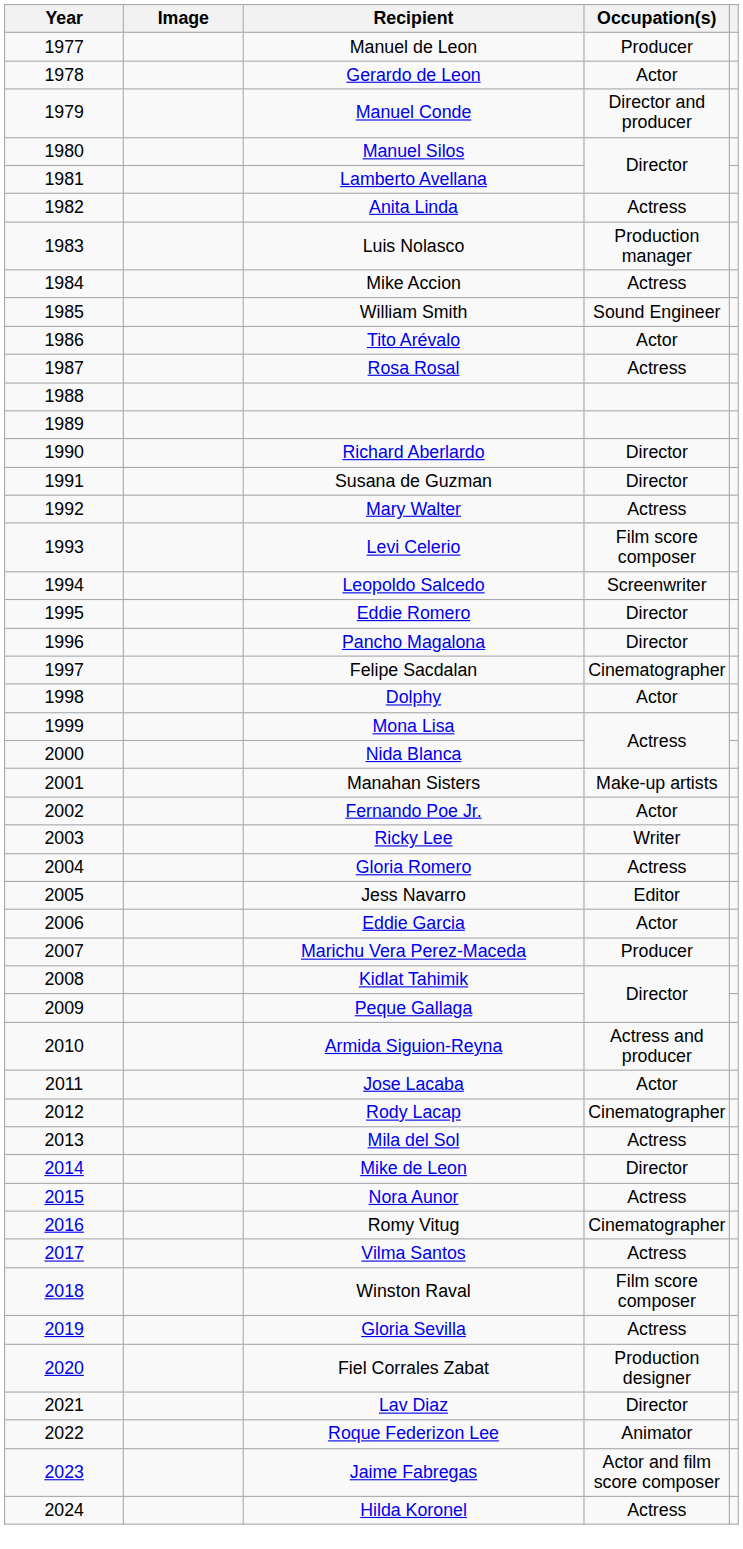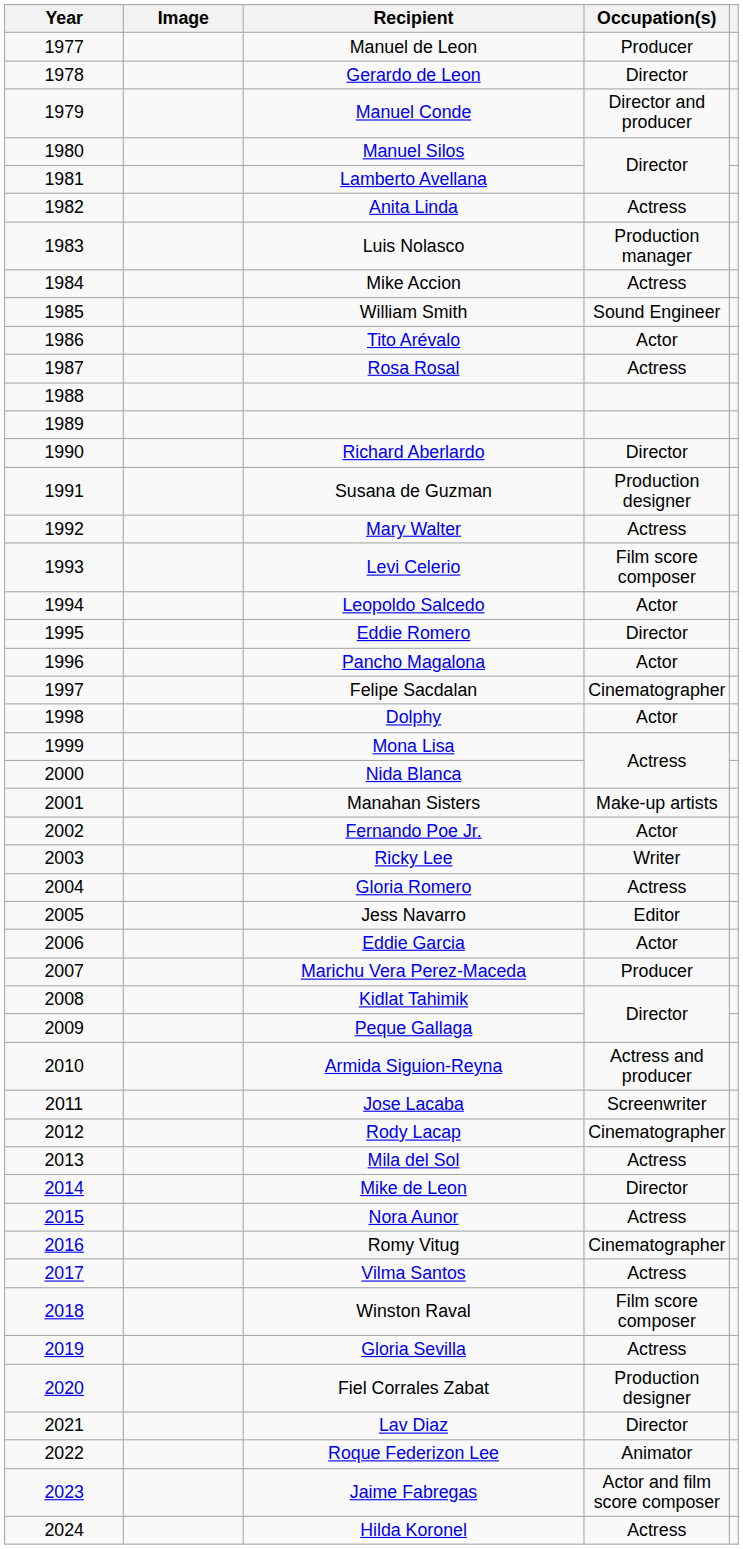(657, 74) Actor -> (657, 74) Director
(657, 481) Director -> (657, 491) Production designer
(657, 585) Screenwriter -> (657, 605) Actor
(657, 641) Director -> (657, 661) Actor
(657, 1084) Actor -> (657, 1104) Screenwriter
